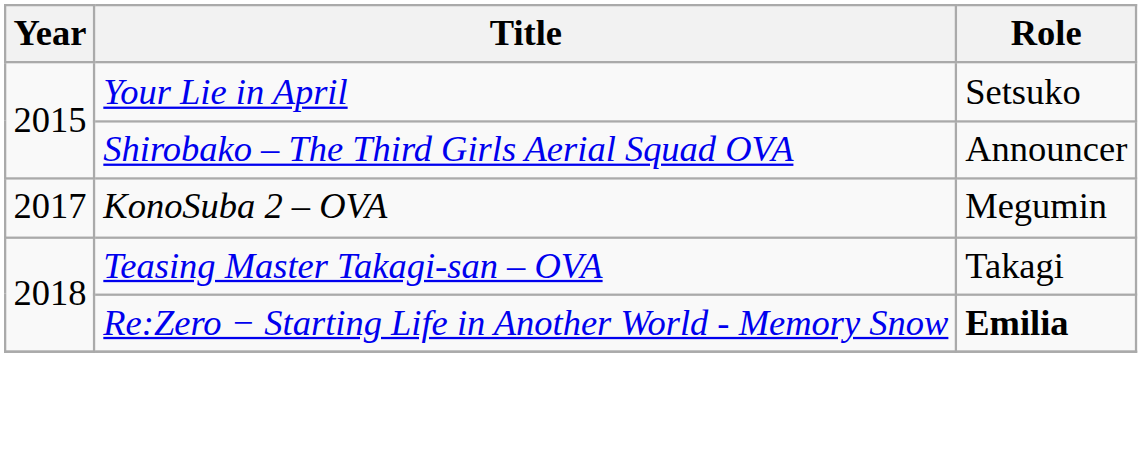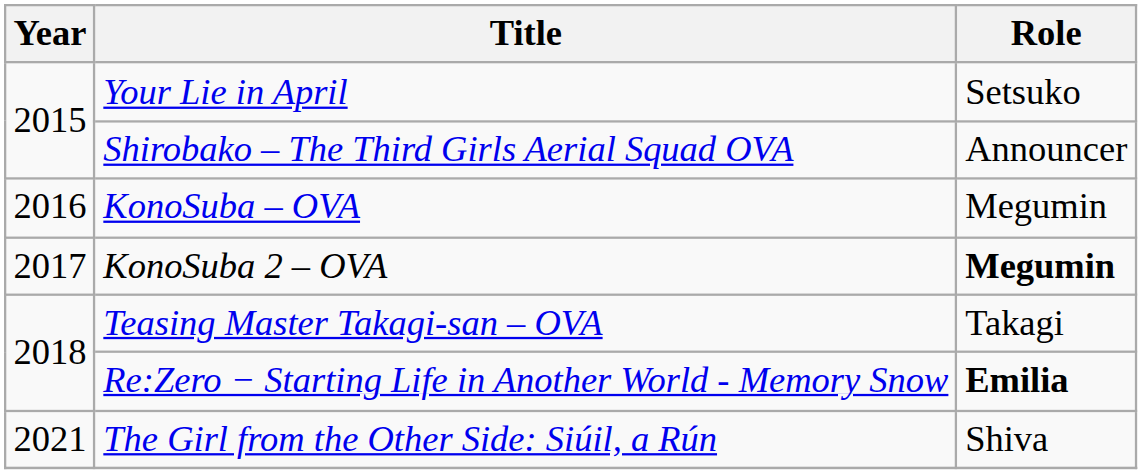+ row: (232, 206)
(1036, 206) normal -> (1040, 264) bold
+ row: (410, 438)
